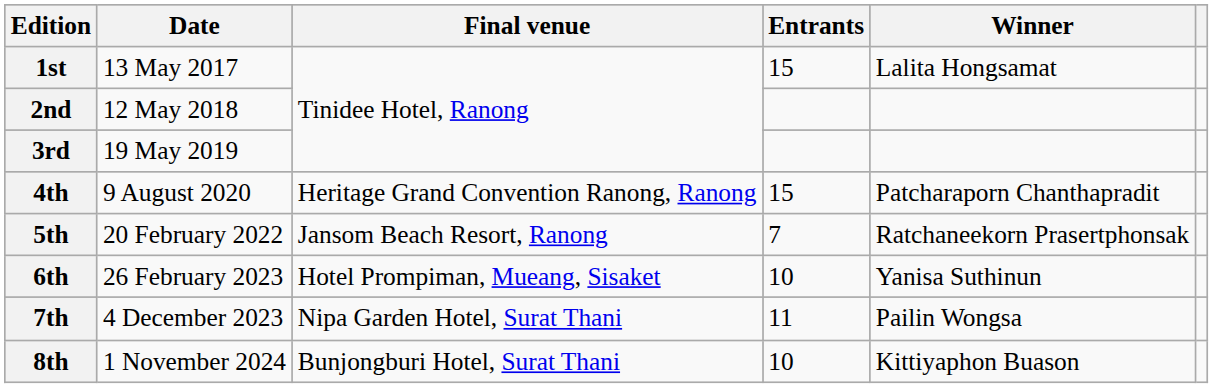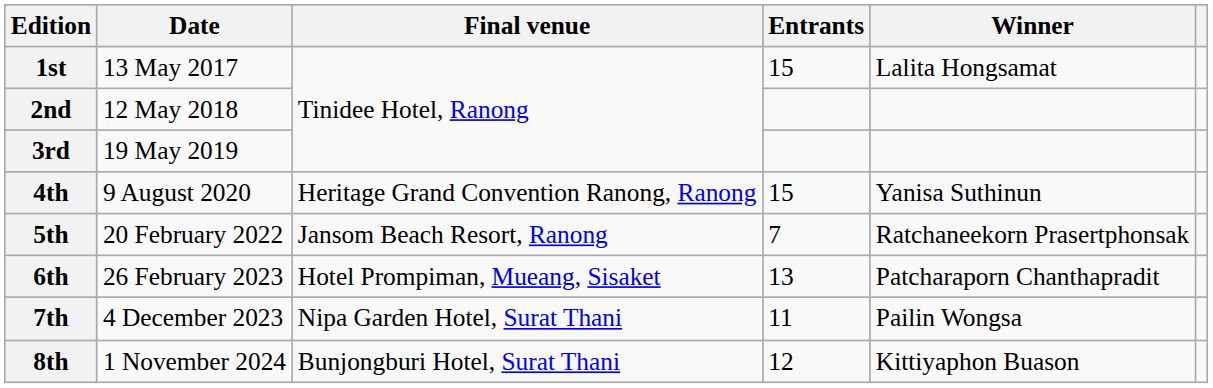(1018, 193) Patcharaporn Chanthapradit -> (959, 193) Yanisa Suthinun
(781, 276) 10 -> (781, 276) 13
(959, 276) Yanisa Suthinun -> (1018, 276) Patcharaporn Chanthapradit
(781, 360) 10 -> (781, 360) 12
